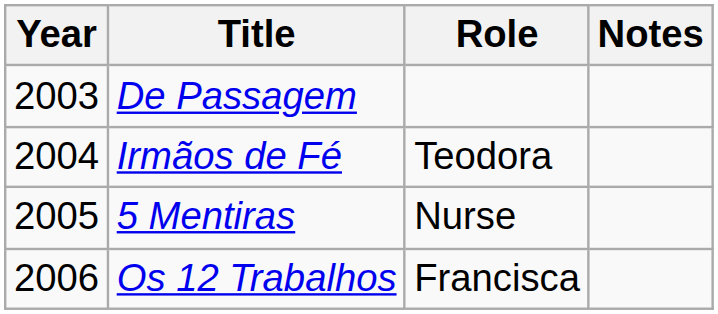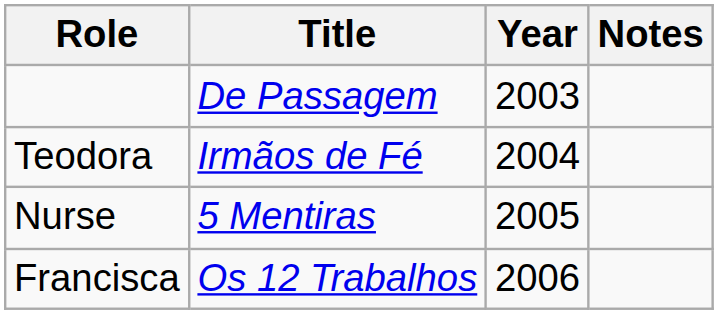columns swapped: (57, 34) <-> (497, 34)
